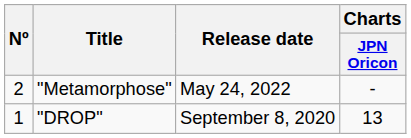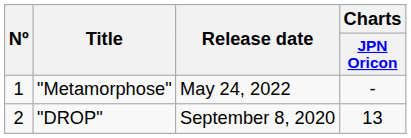(19, 89) 2 -> (19, 89) 1
(19, 118) 1 -> (19, 118) 2
